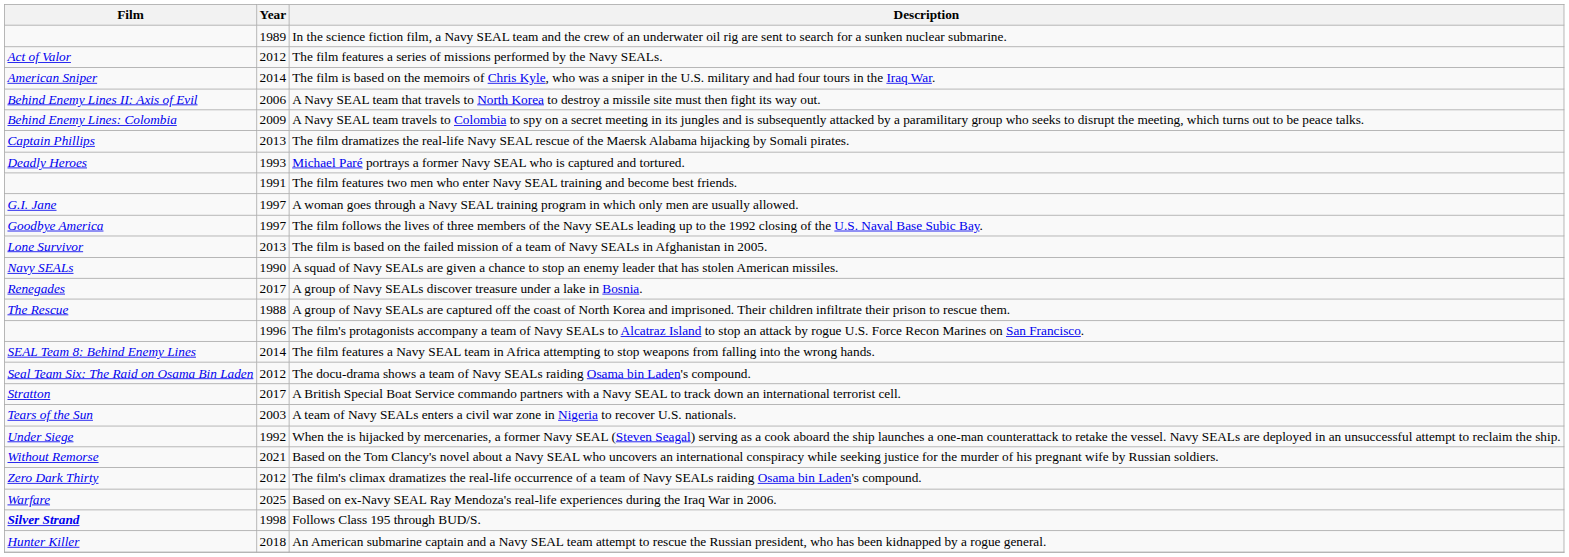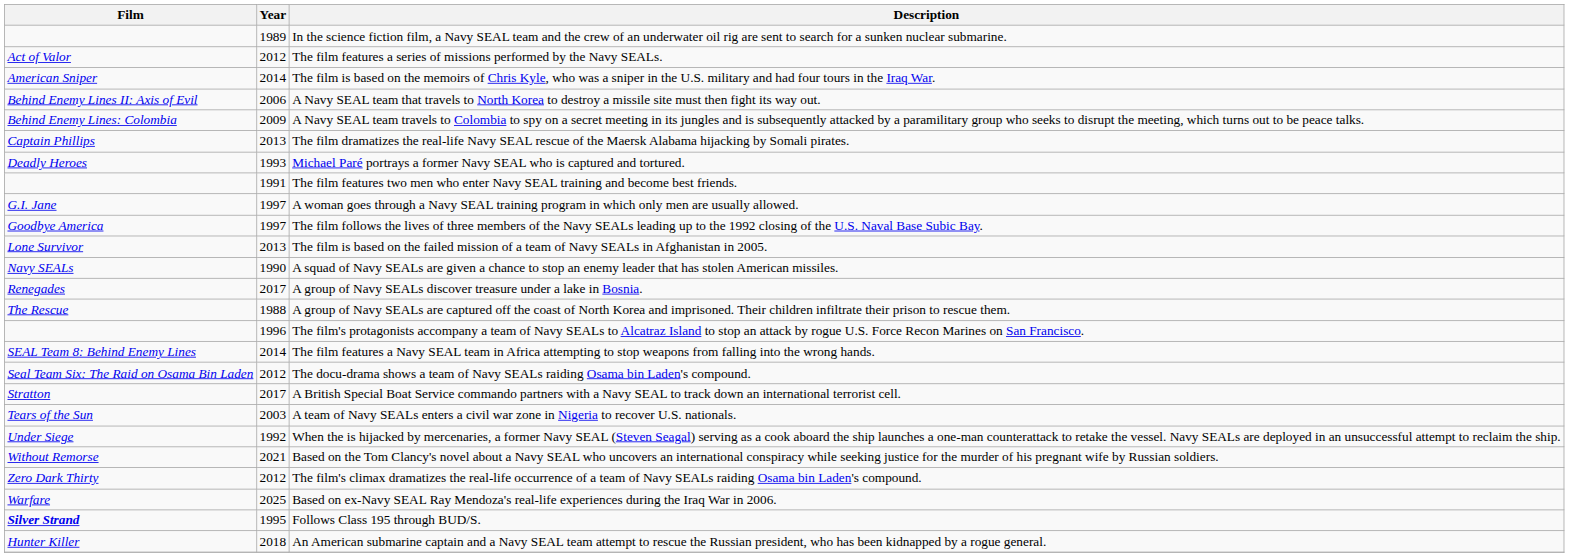(273, 520) 1998 -> (273, 520) 1995
